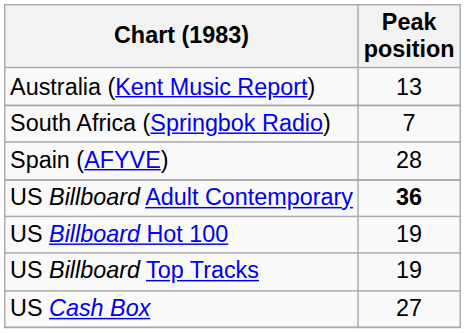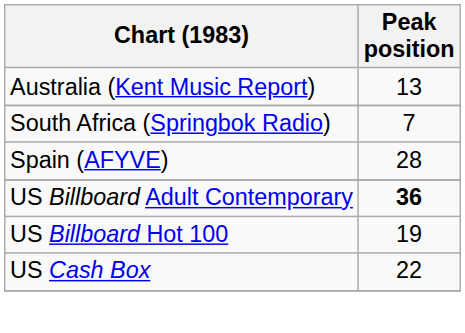- row: (135, 271)
(409, 308) 27 -> (409, 271) 22
